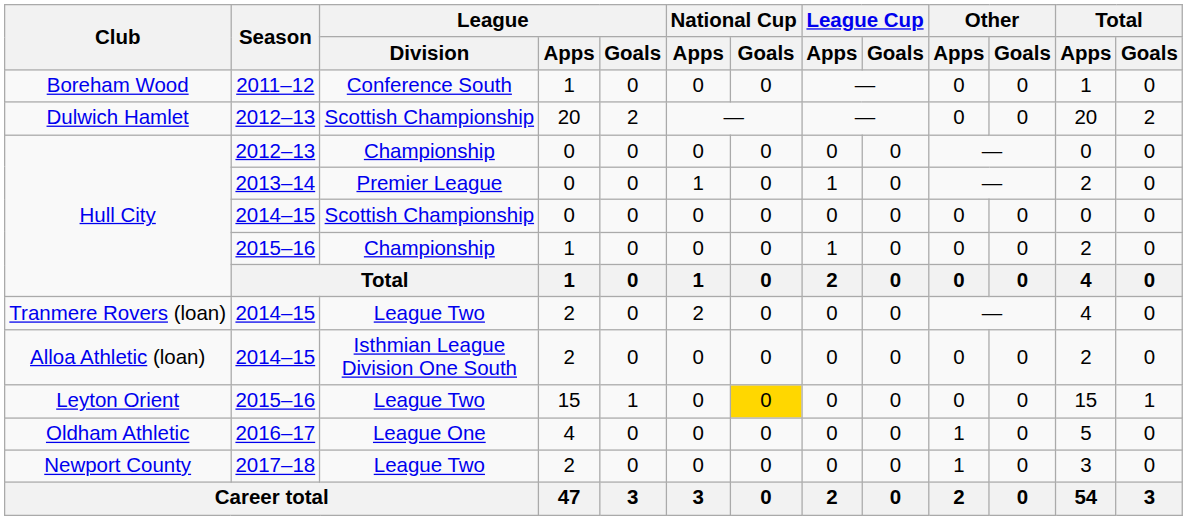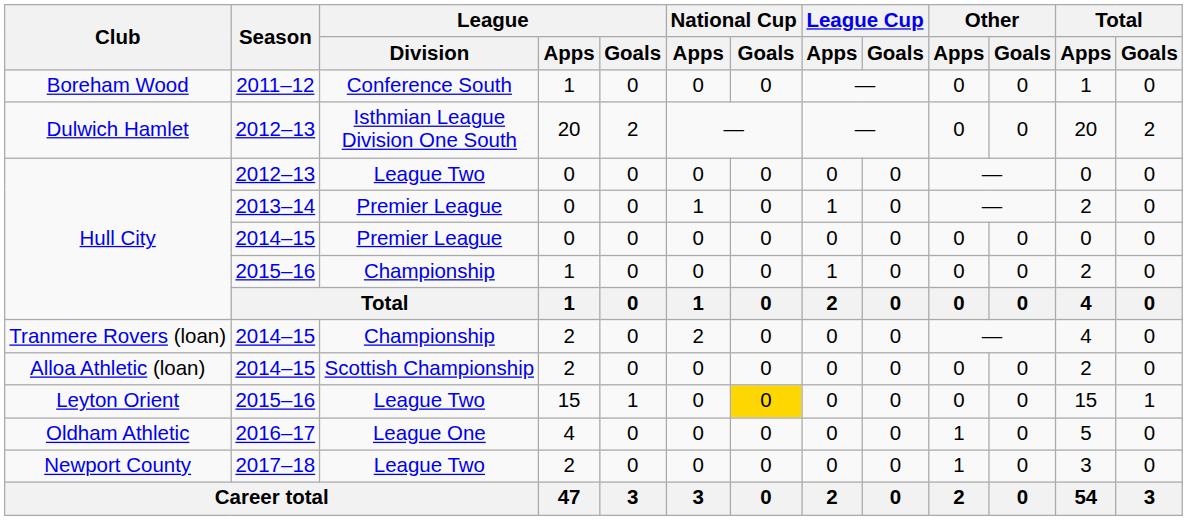(429, 118) Scottish Championship -> (429, 129) Isthmian League Division One South
(429, 150) Championship -> (429, 173) League Two
(429, 215) Scottish Championship -> (429, 238) Premier League
(429, 313) League Two -> (429, 336) Championship
(429, 357) Isthmian League Division One South -> (429, 368) Scottish Championship
